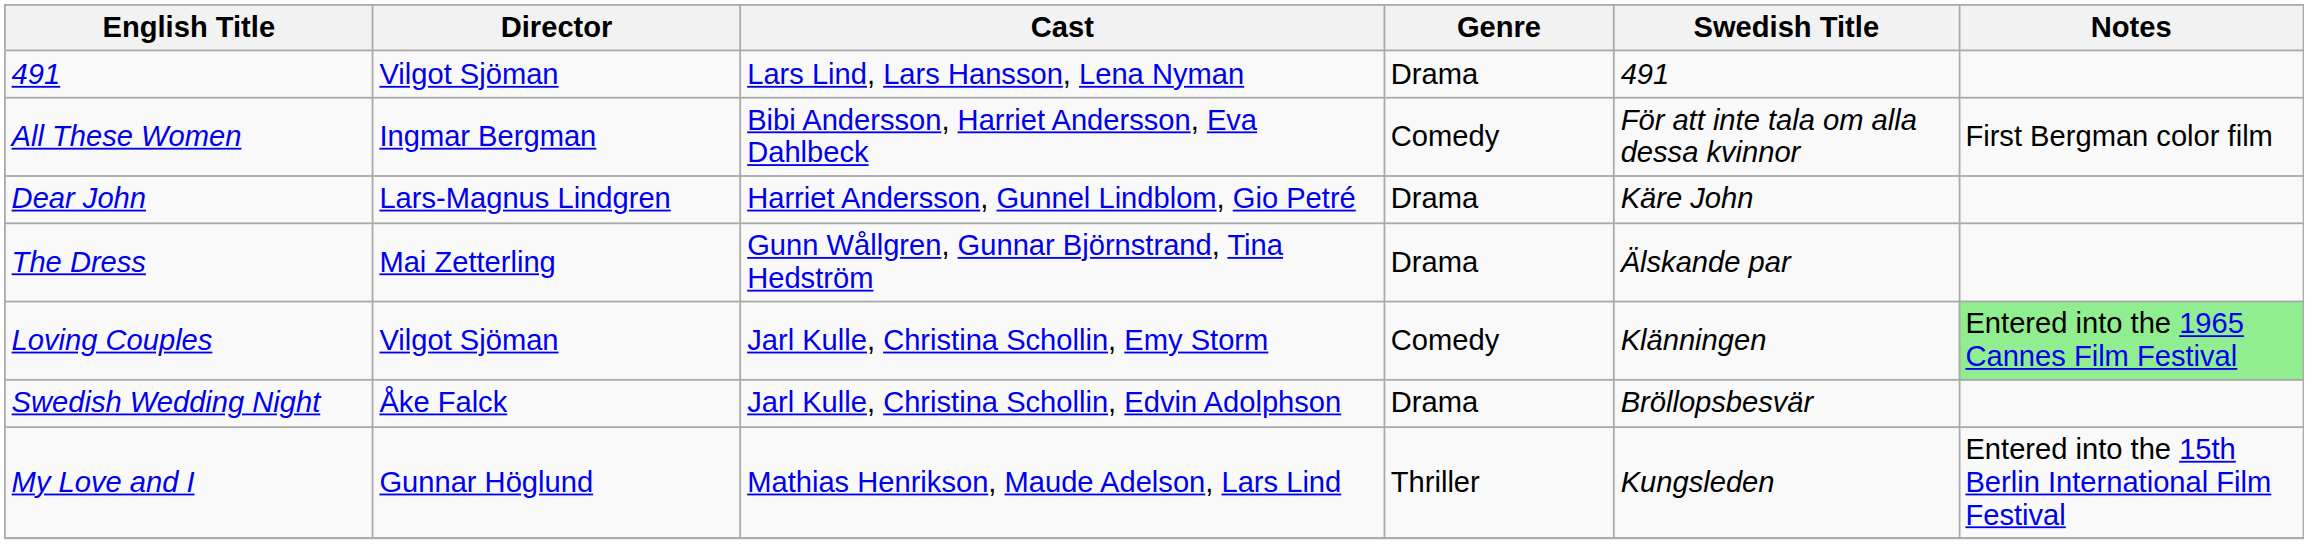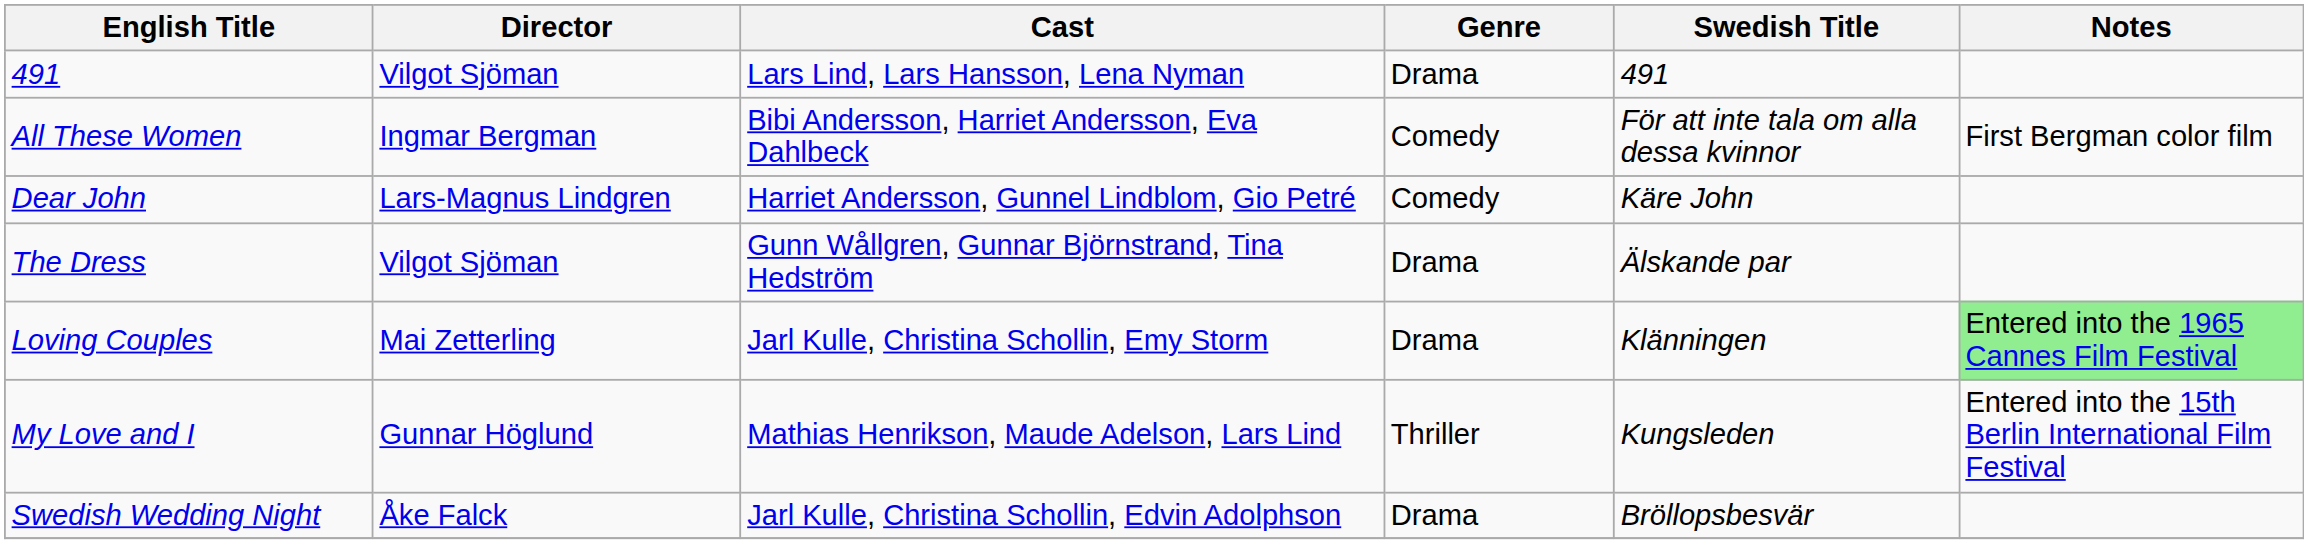(1434, 198) Drama -> (1445, 198) Comedy
(468, 261) Mai Zetterling -> (469, 261) Vilgot Sjöman
(469, 340) Vilgot Sjöman -> (468, 340) Mai Zetterling
(1445, 340) Comedy -> (1434, 340) Drama
rows swapped: (103, 481) <-> (166, 402)
